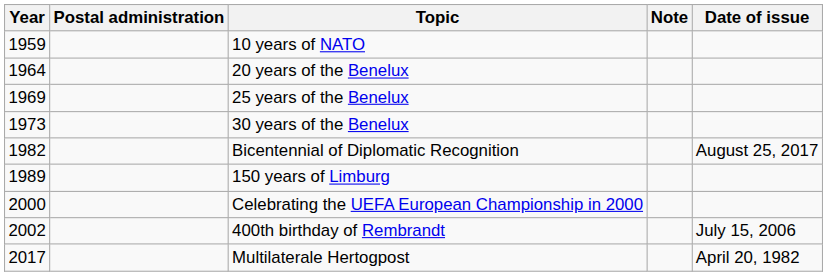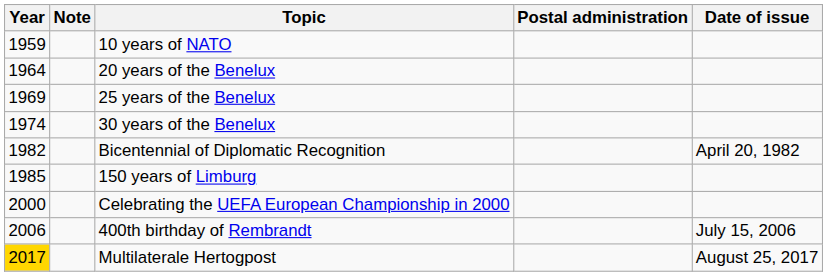columns swapped: (139, 17) <-> (669, 17)
(27, 124) 1973 -> (27, 124) 1974
(757, 151) August 25, 2017 -> (748, 151) April 20, 1982
(27, 177) 1989 -> (27, 177) 1985
(27, 230) 2002 -> (27, 230) 2006
(27, 257) no background -> (27, 257) gold background
(748, 257) April 20, 1982 -> (757, 257) August 25, 2017
